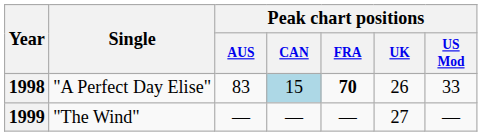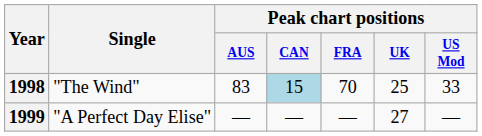(132, 87) "A Perfect Day Elise" -> (96, 87) "The Wind"
(348, 87) bold -> (348, 87) normal
(400, 87) 26 -> (400, 87) 25
(96, 116) "The Wind" -> (132, 116) "A Perfect Day Elise"
